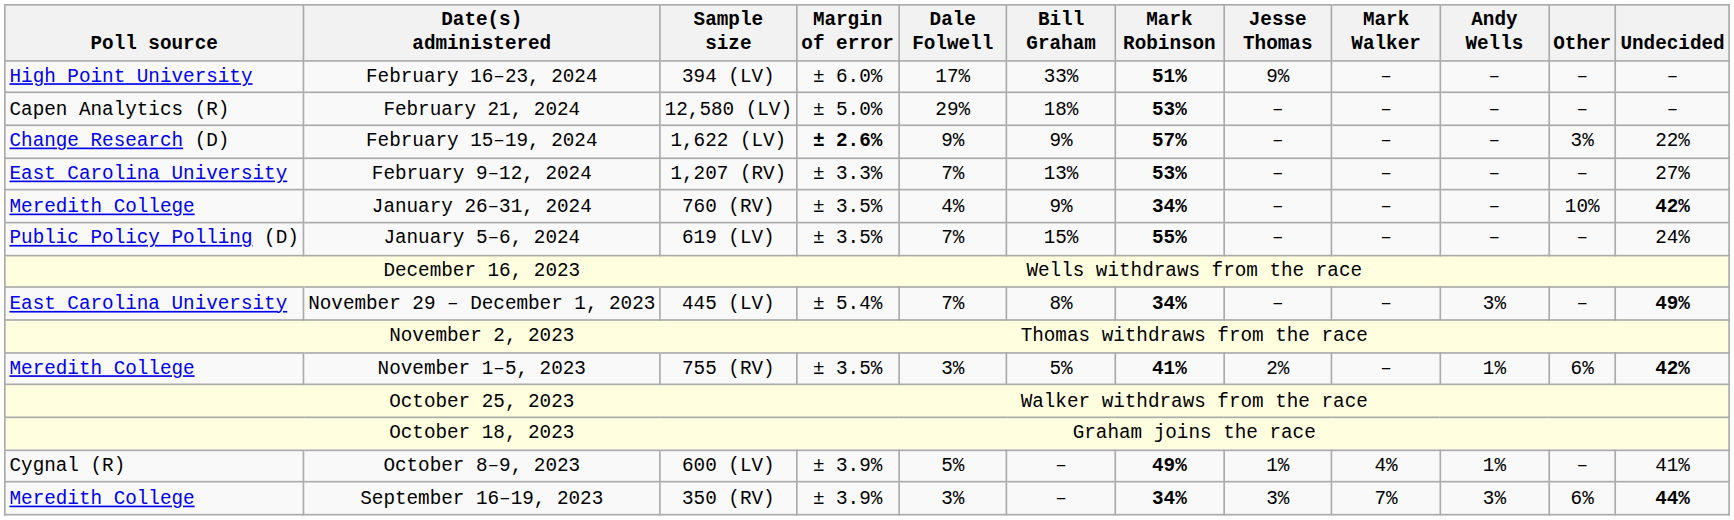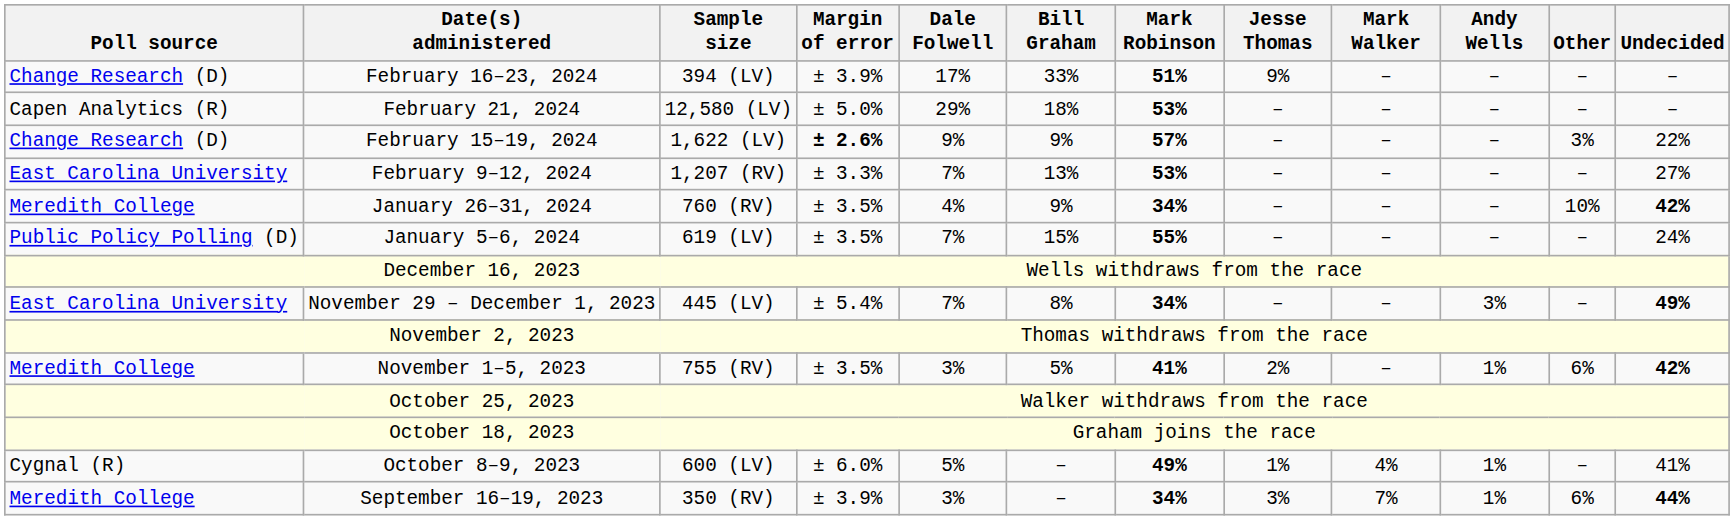(131, 76) High Point University -> (119, 76) Change Research (D)
(848, 76) ± 6.0% -> (848, 76) ± 3.9%
(848, 465) ± 3.9% -> (848, 465) ± 6.0%
(1494, 498) 3% -> (1494, 498) 1%
